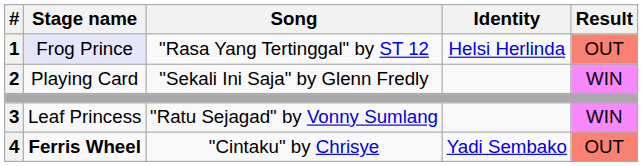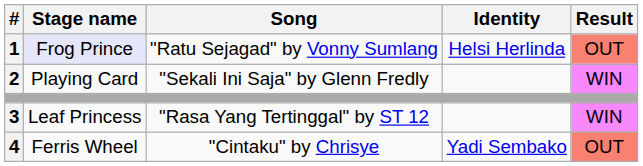(294, 49) "Rasa Yang Tertinggal" by ST 12 -> (294, 49) "Ratu Sejagad" by Vonny Sumlang
(294, 117) "Ratu Sejagad" by Vonny Sumlang -> (294, 117) "Rasa Yang Tertinggal" by ST 12
(85, 146) bold -> (85, 146) normal
